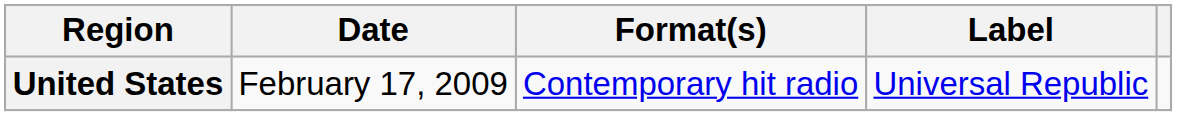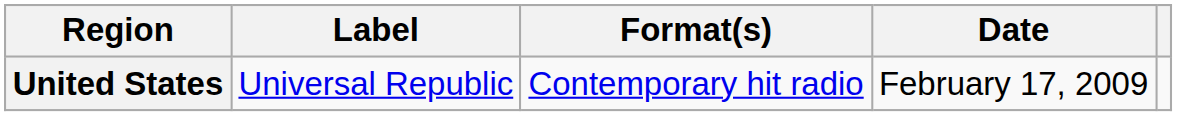columns swapped: (373, 30) <-> (1011, 30)
